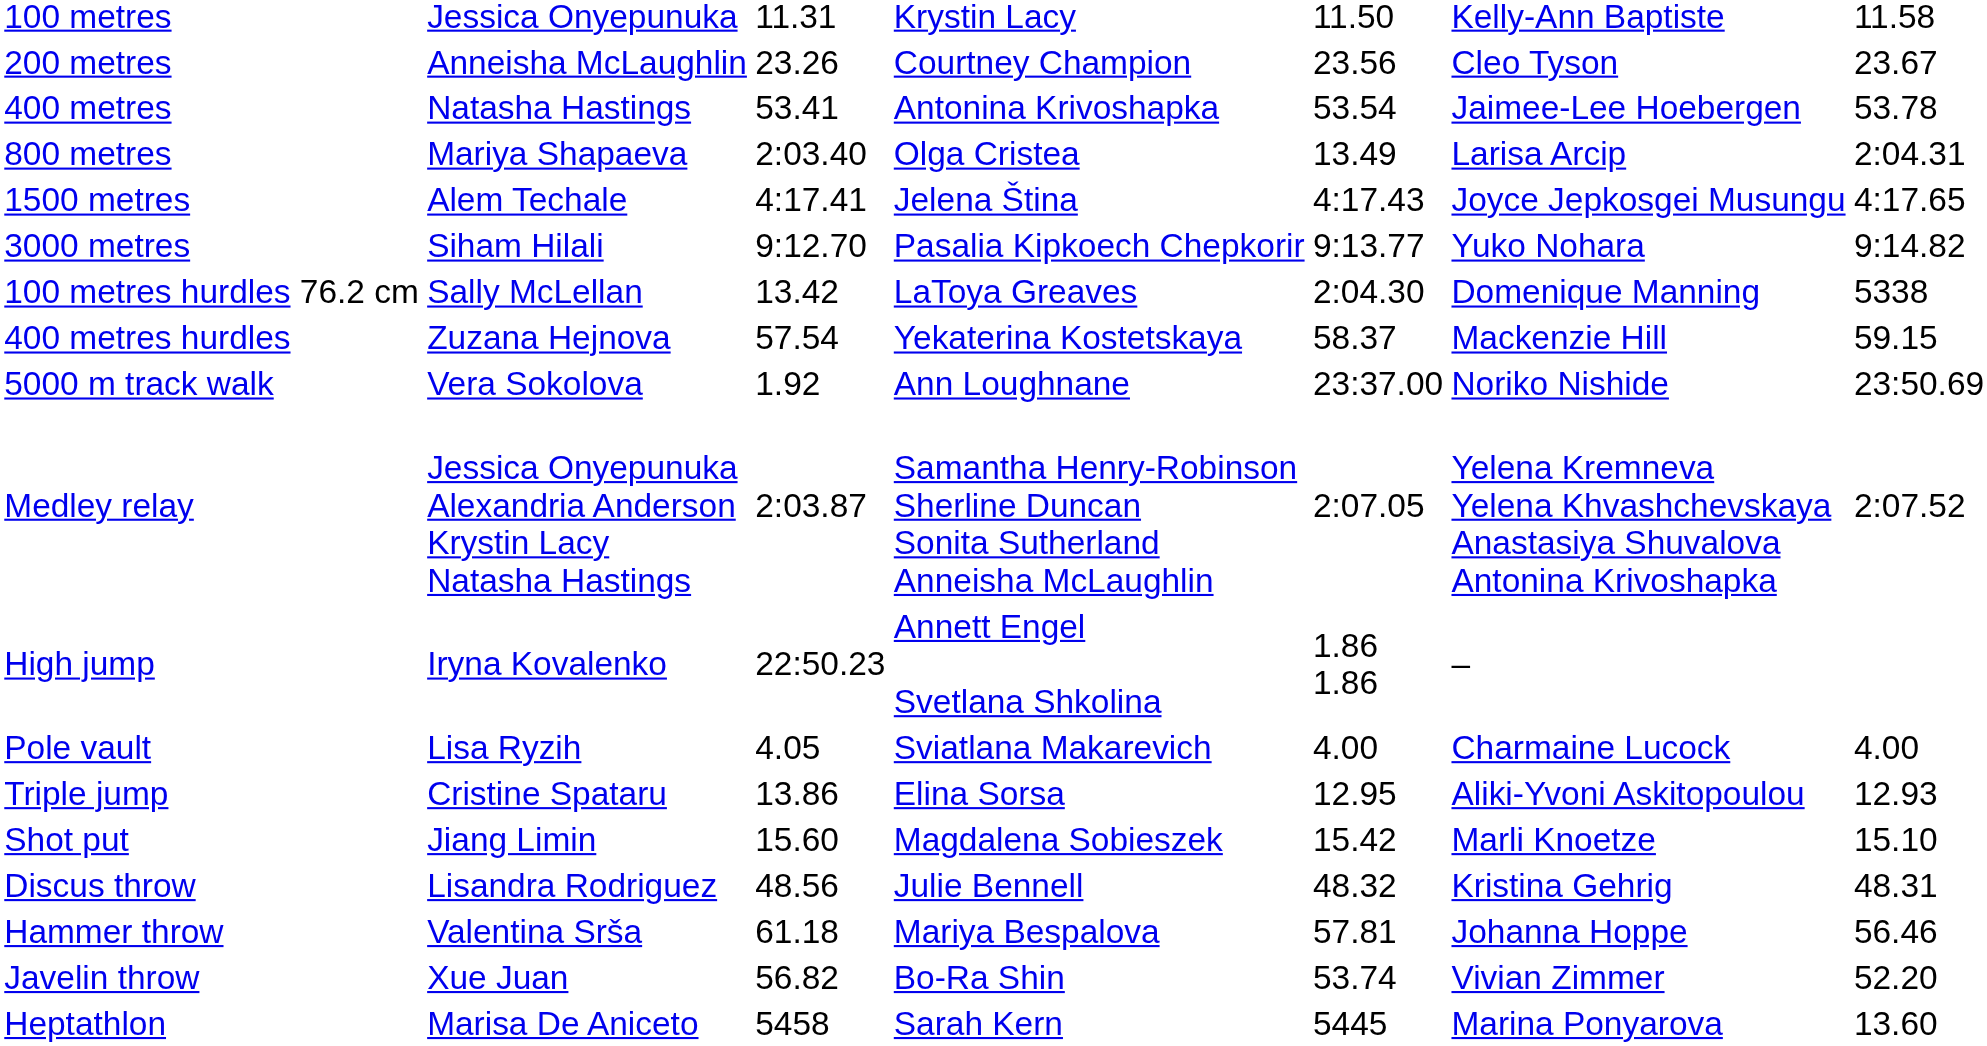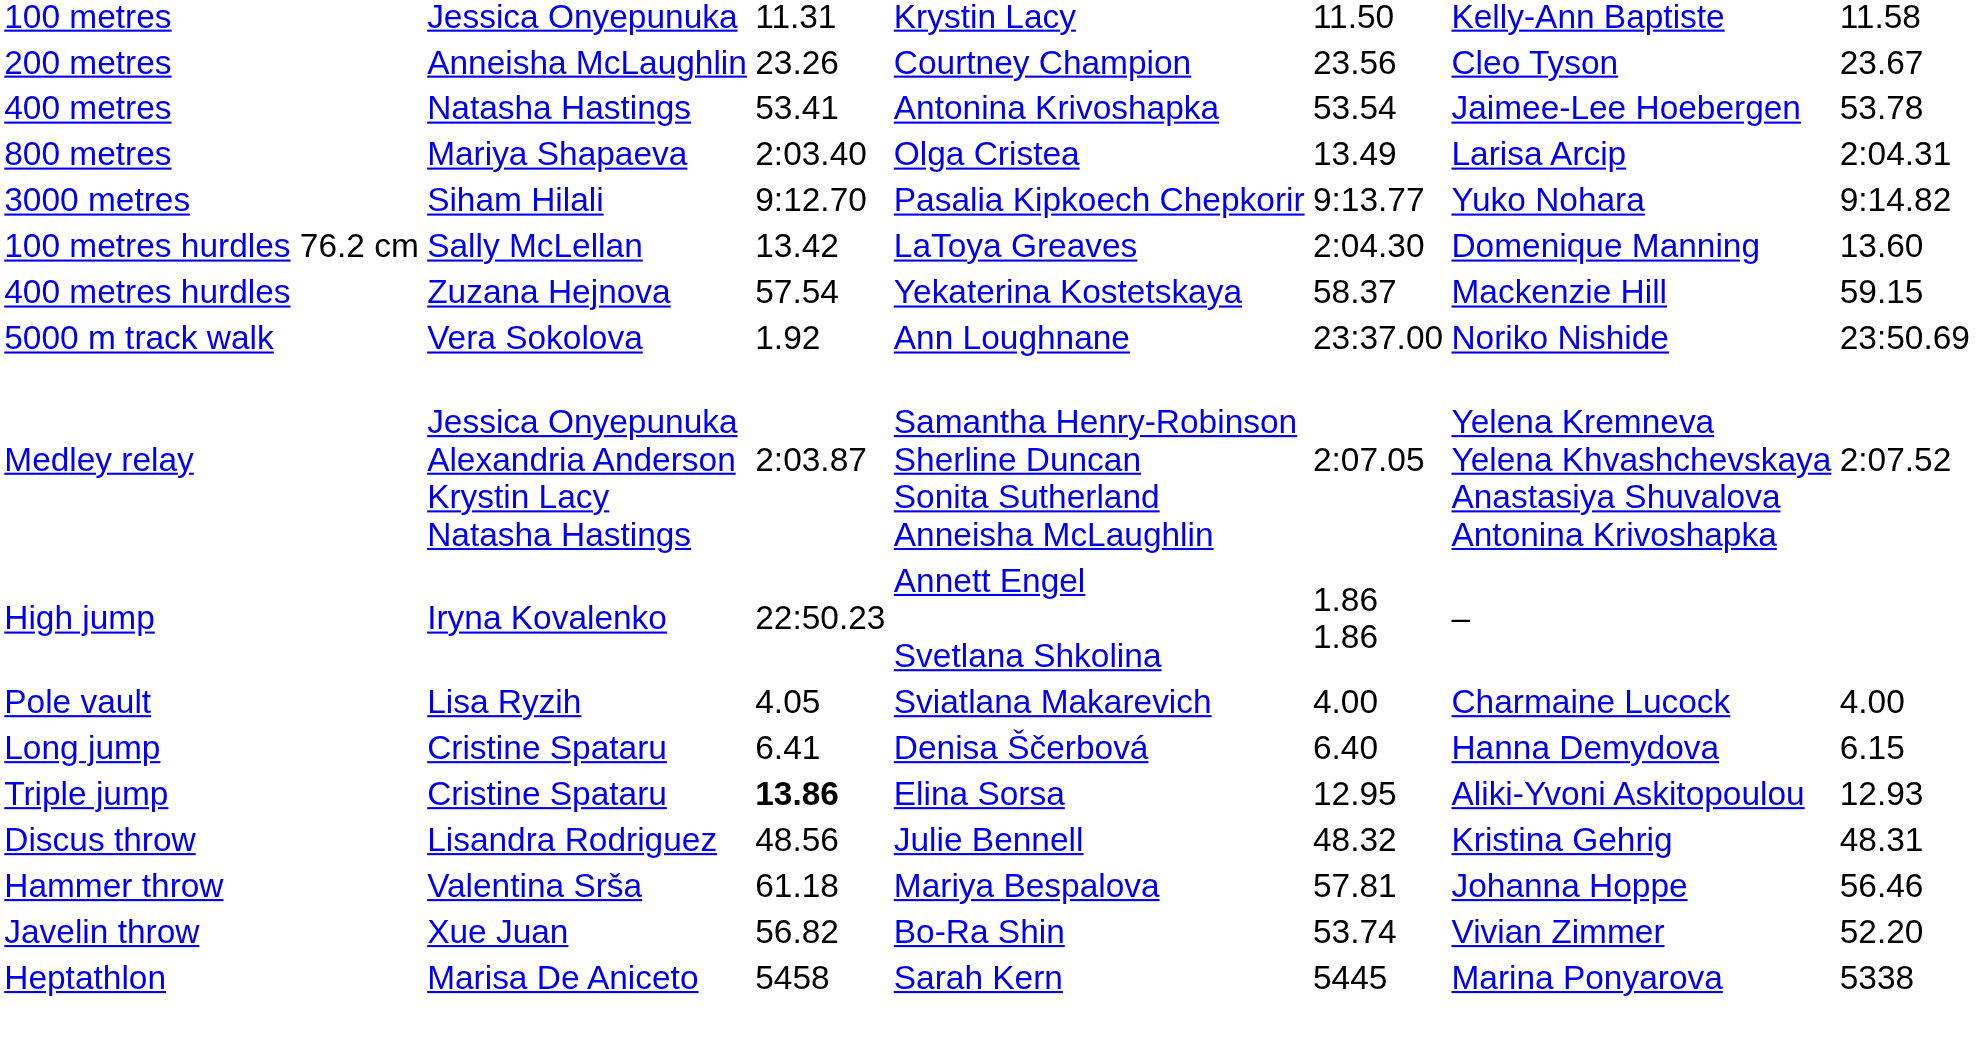- row: (97, 200)
(1891, 292) 5338 -> (1882, 246) 13.60
+ row: (82, 748)
(797, 794) normal -> (797, 794) bold
- row: (67, 839)
(1896, 1023) 13.60 -> (1877, 977) 5338
